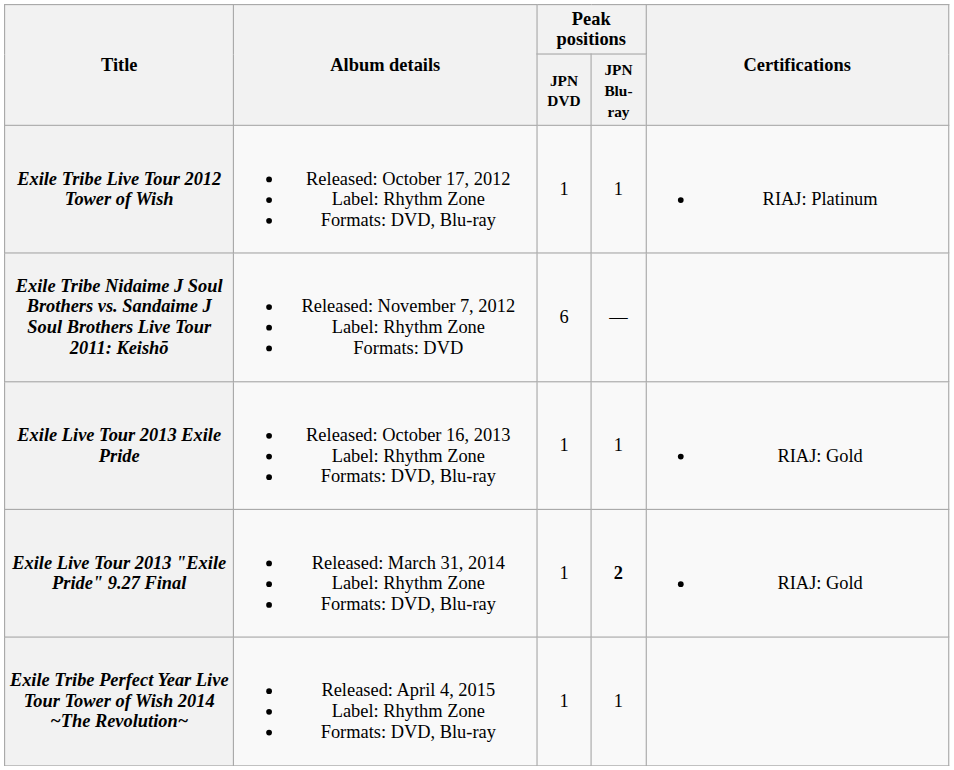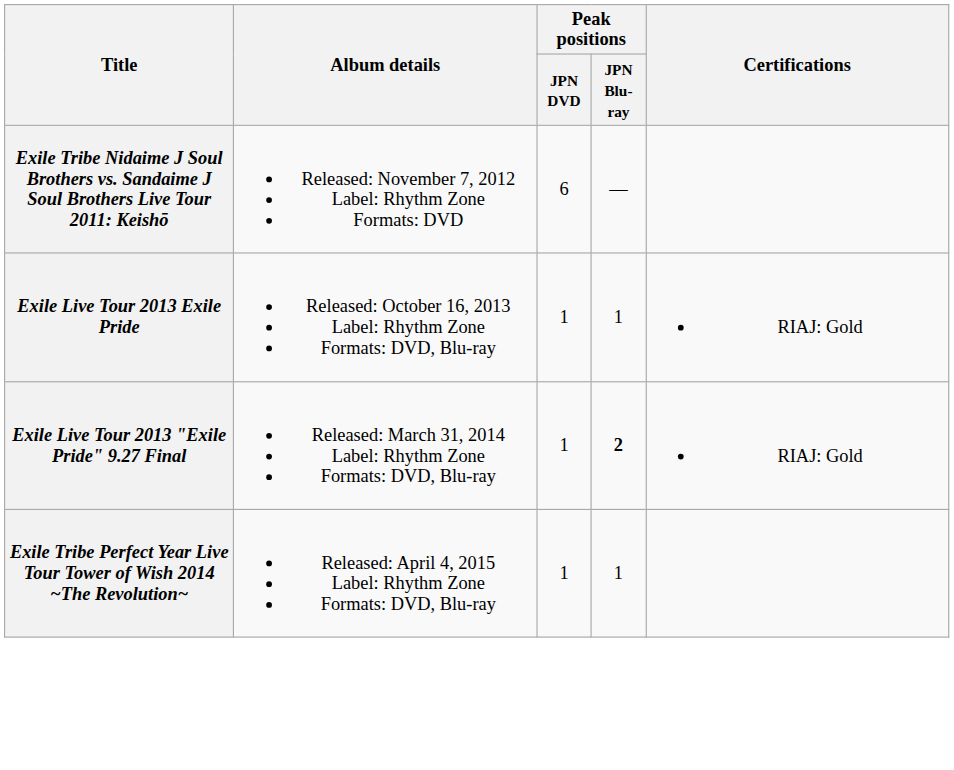- row: (119, 189)
